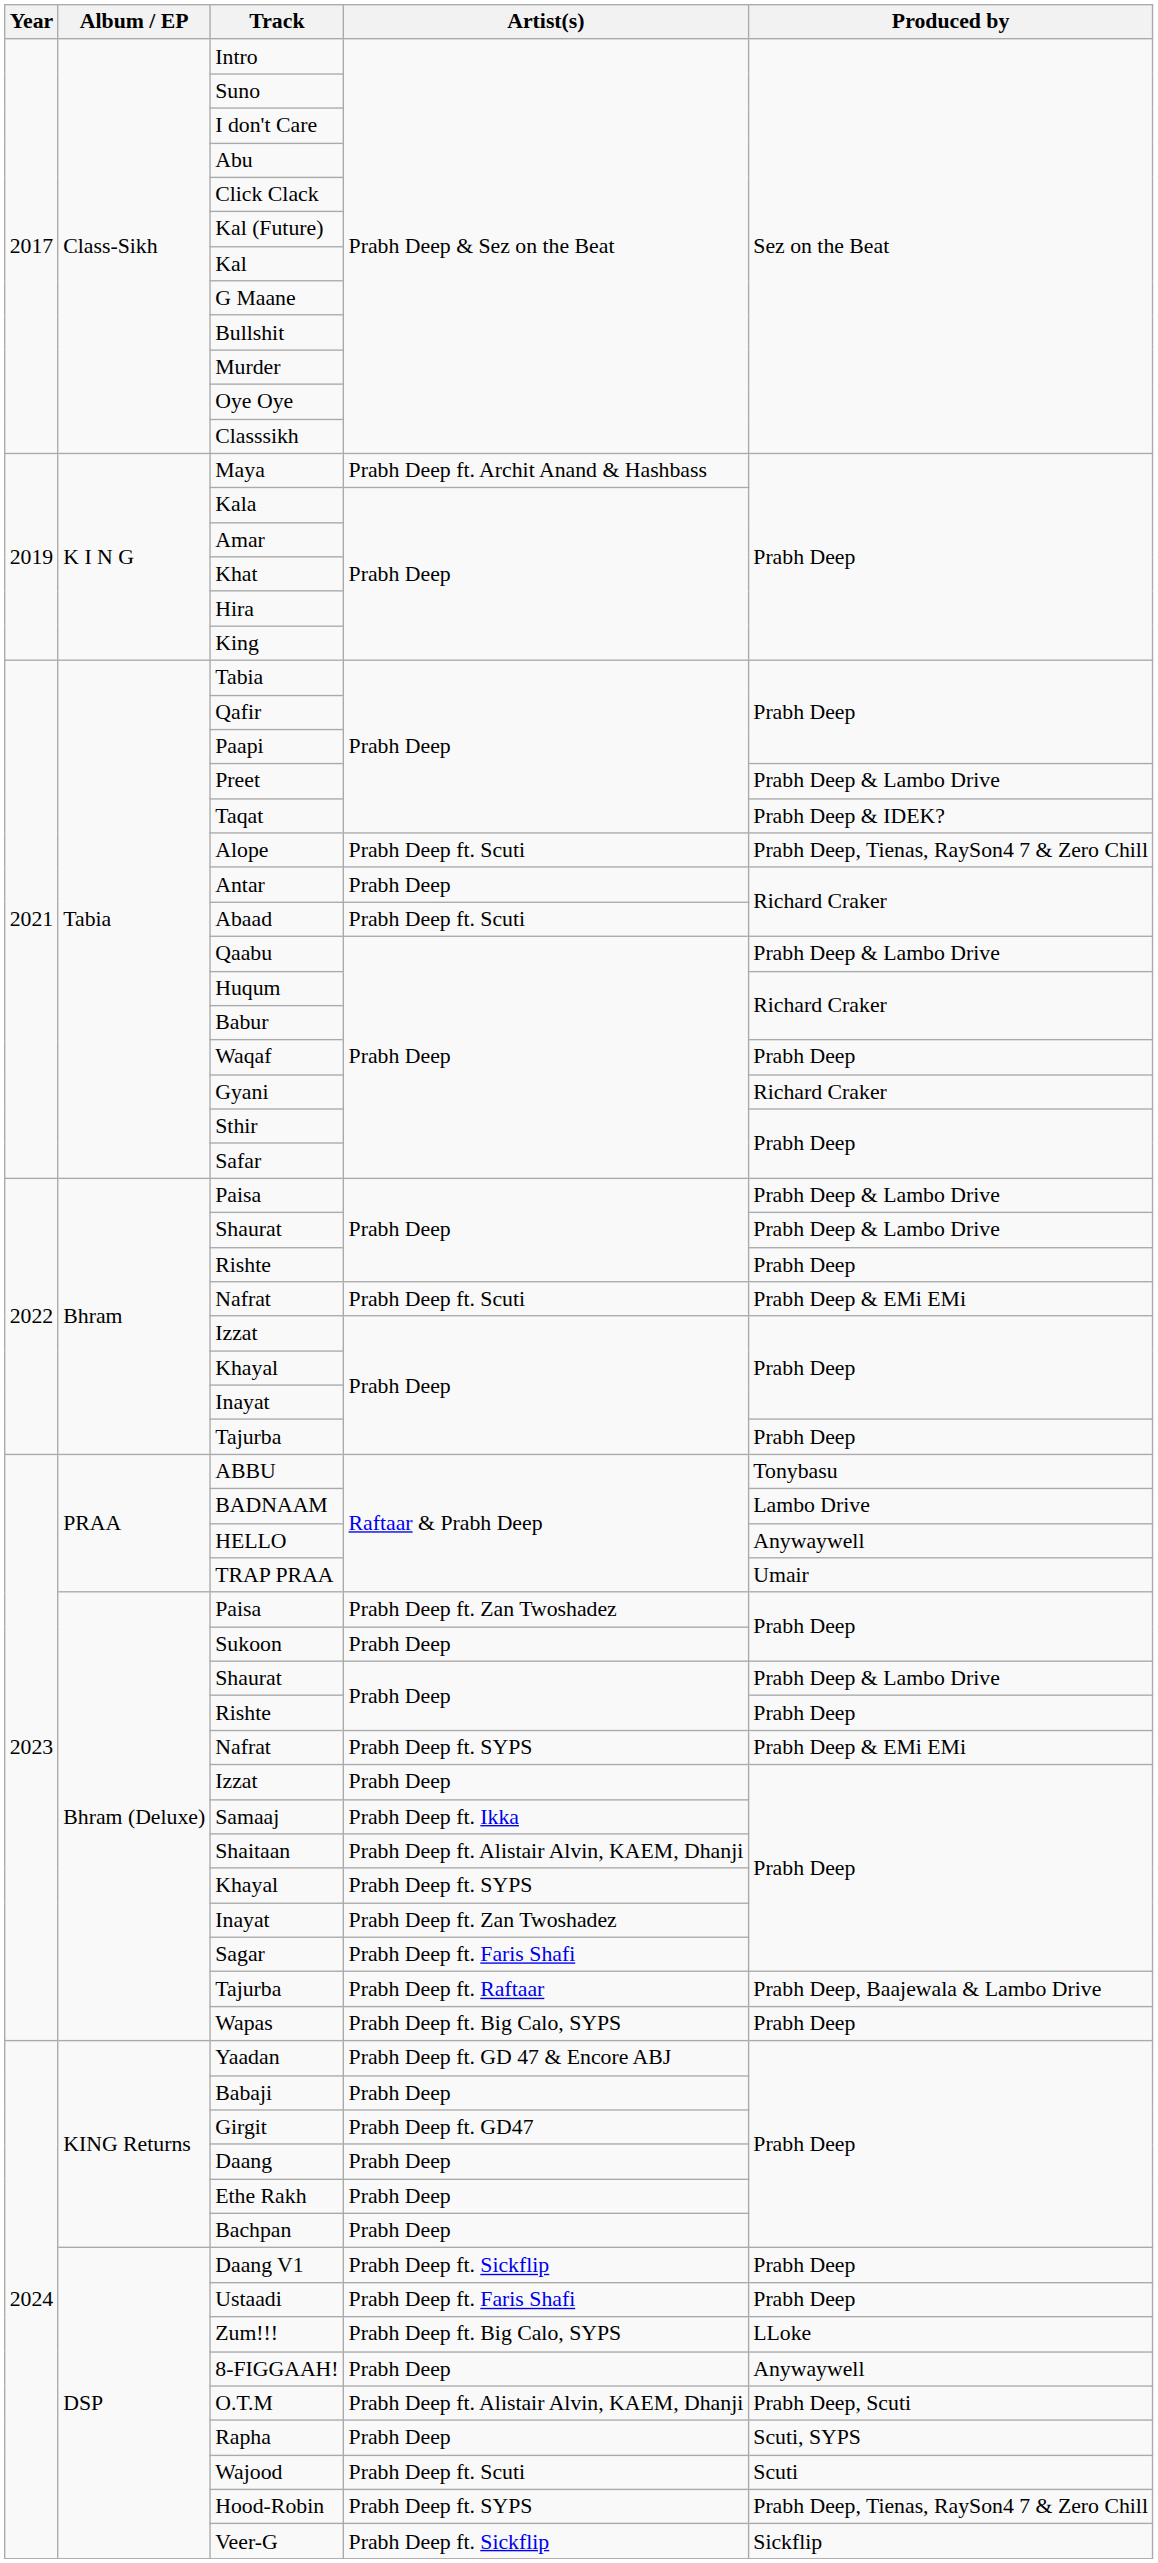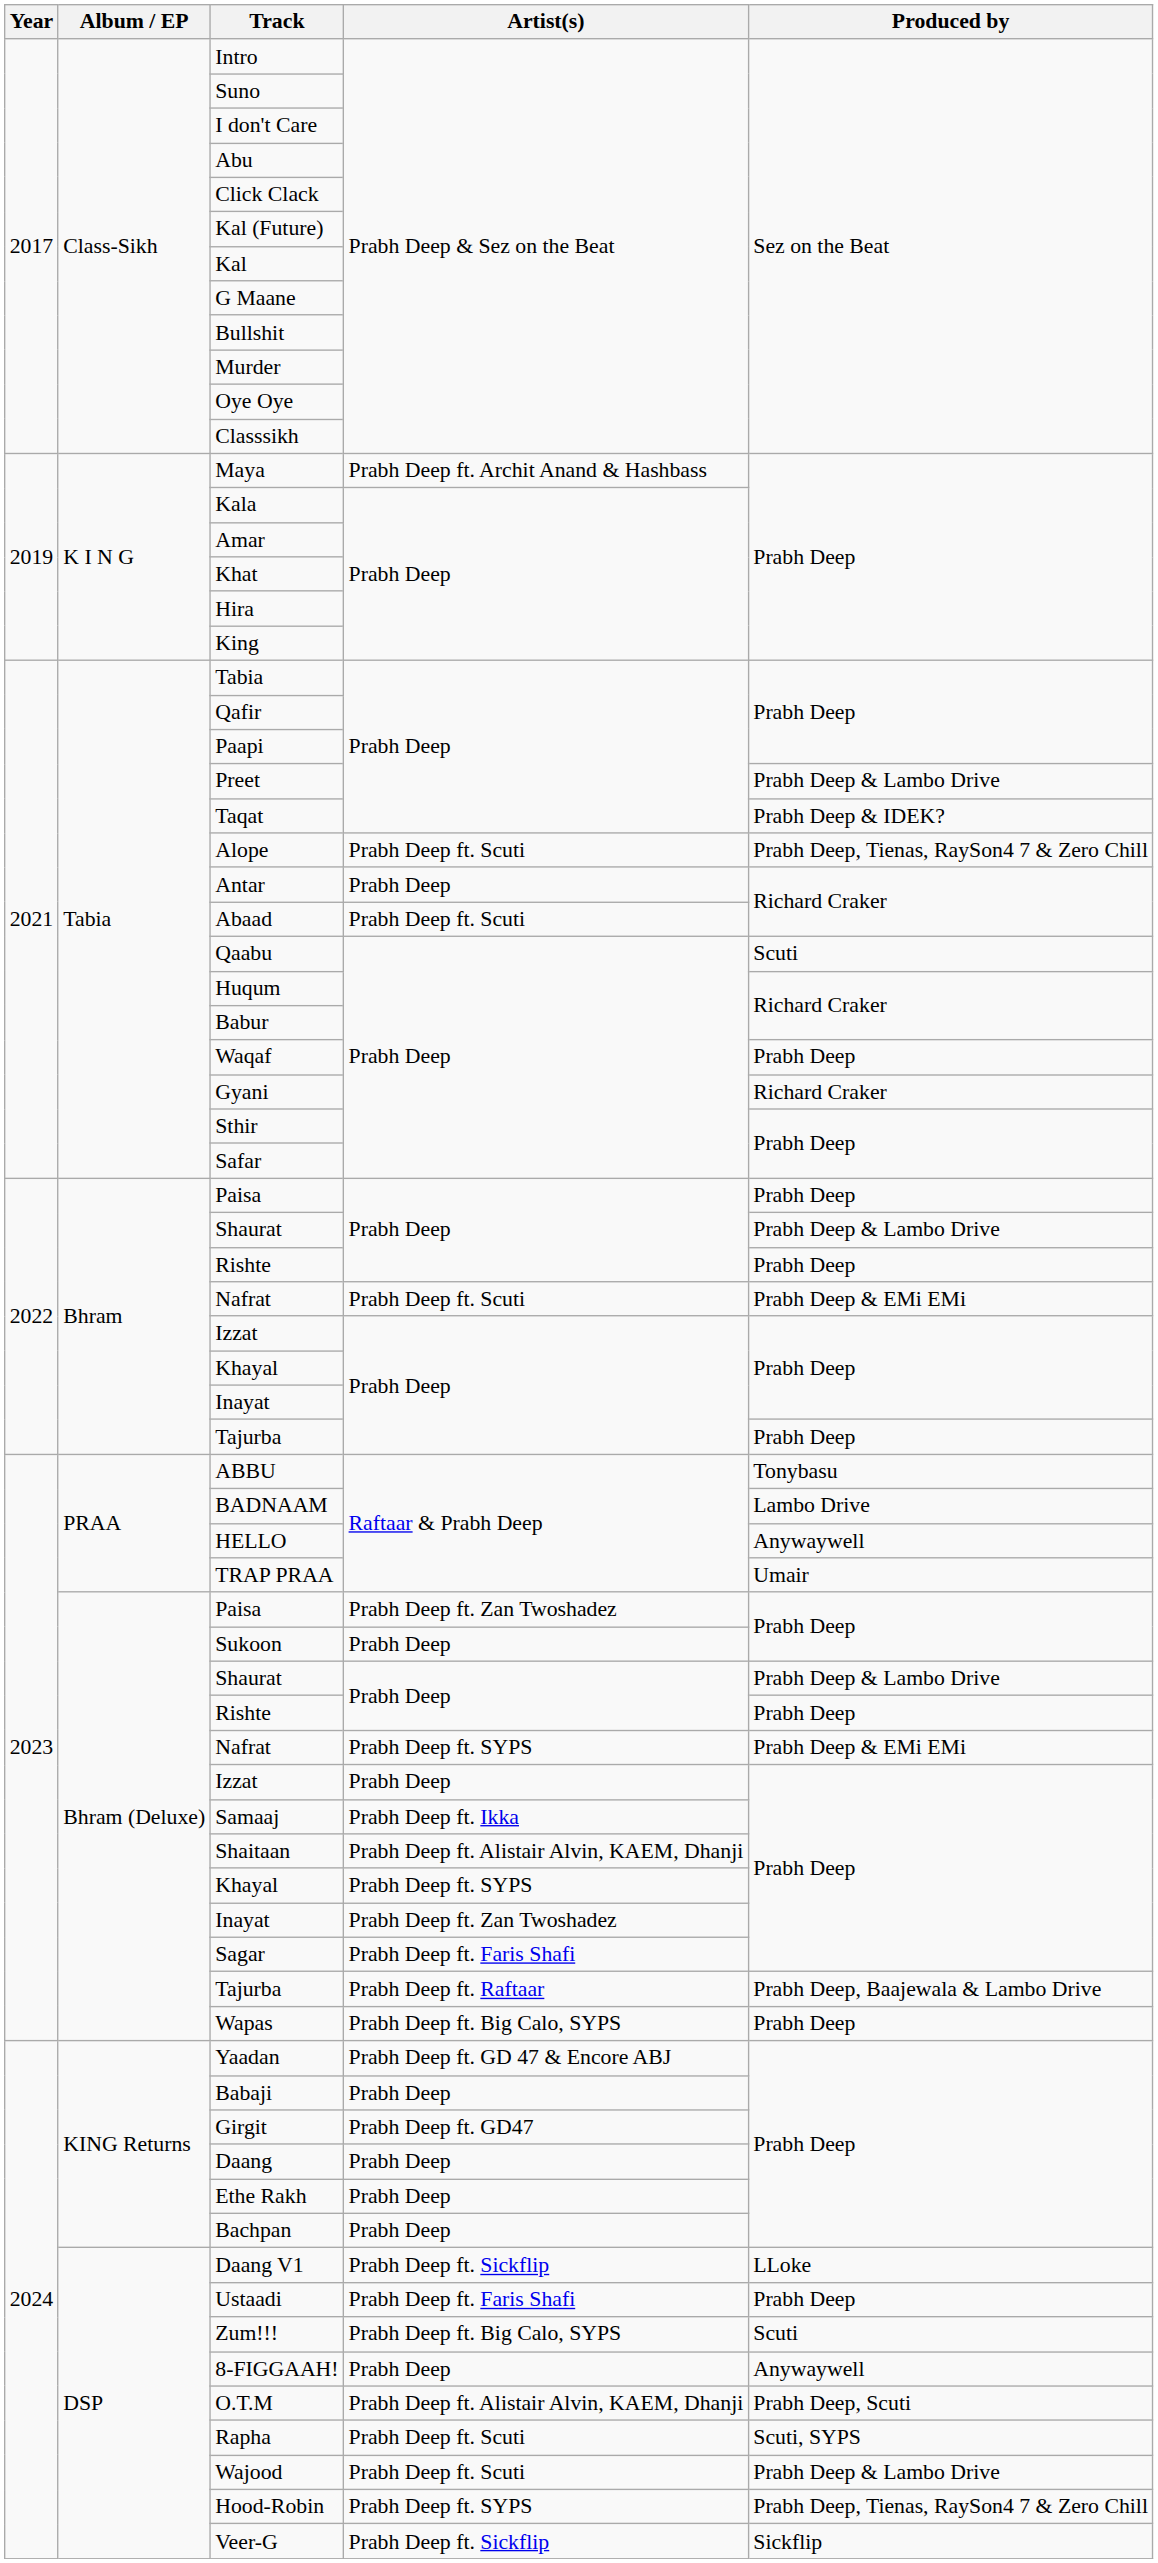(877, 953) Prabh Deep & Lambo Drive -> (776, 953) Scuti
(877, 1195) Prabh Deep & Lambo Drive -> (804, 1195) Prabh Deep
(804, 2264) Prabh Deep -> (782, 2264) LLoke
(782, 2333) LLoke -> (776, 2333) Scuti
(400, 2437) Prabh Deep -> (437, 2437) Prabh Deep ft. Scuti
(776, 2471) Scuti -> (877, 2471) Prabh Deep & Lambo Drive
